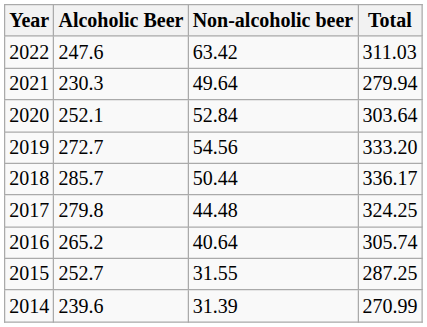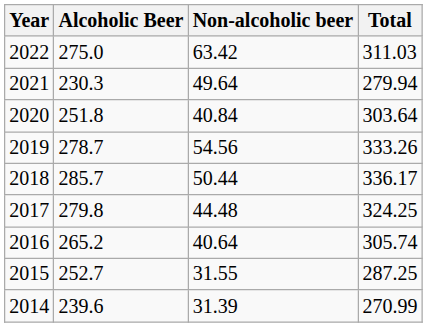(81, 52) 247.6 -> (81, 52) 275.0
(81, 115) 252.1 -> (81, 115) 251.8
(215, 115) 52.84 -> (215, 115) 40.84
(81, 147) 272.7 -> (81, 147) 278.7
(390, 147) 333.20 -> (390, 147) 333.26
